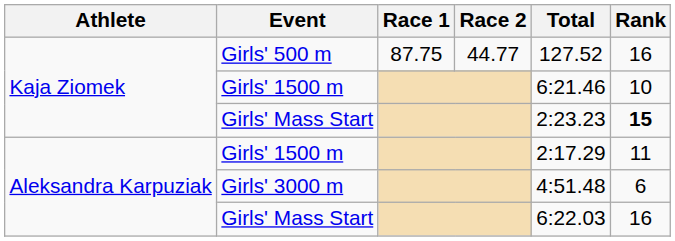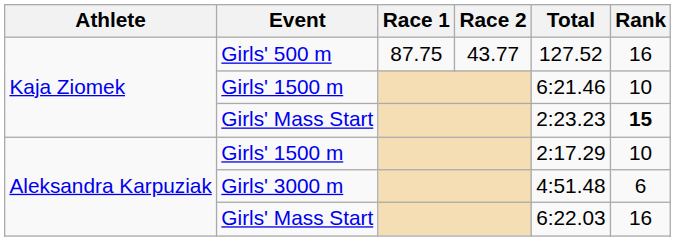(493, 53) 44.77 -> (493, 53) 43.77
(641, 152) 11 -> (641, 152) 10
